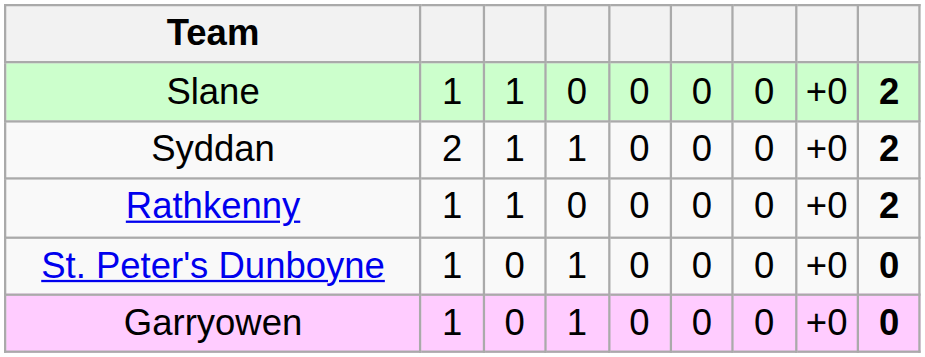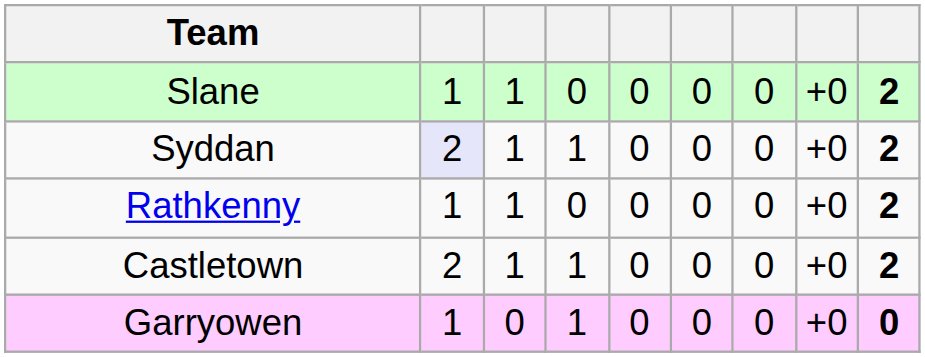(452, 149) no background -> (452, 149) lavender background
+ row: (213, 264)
- row: (213, 264)
